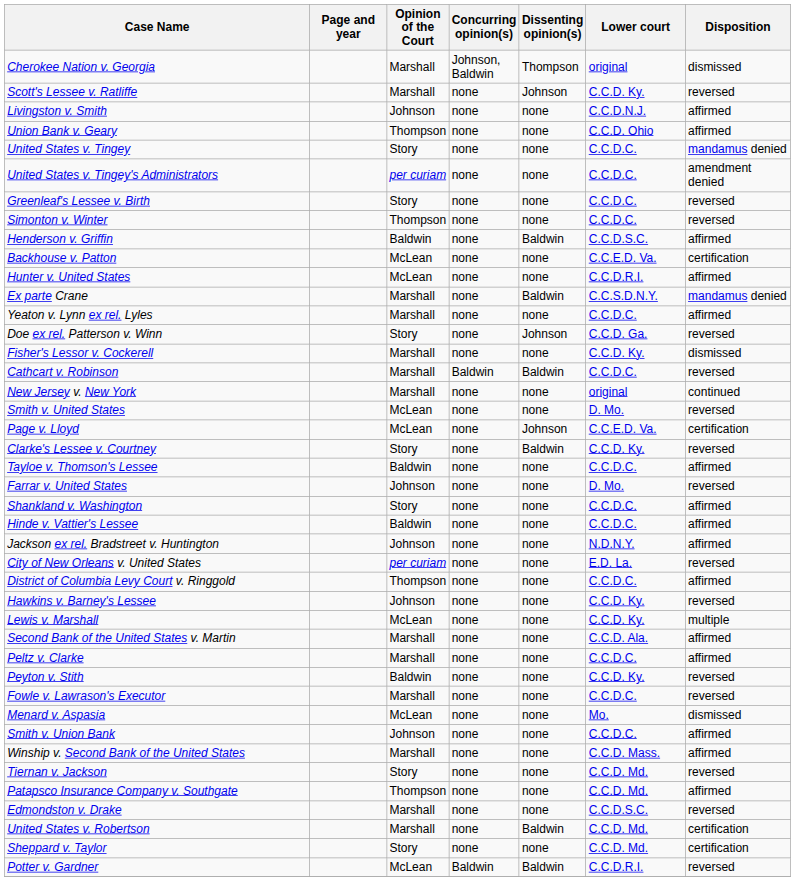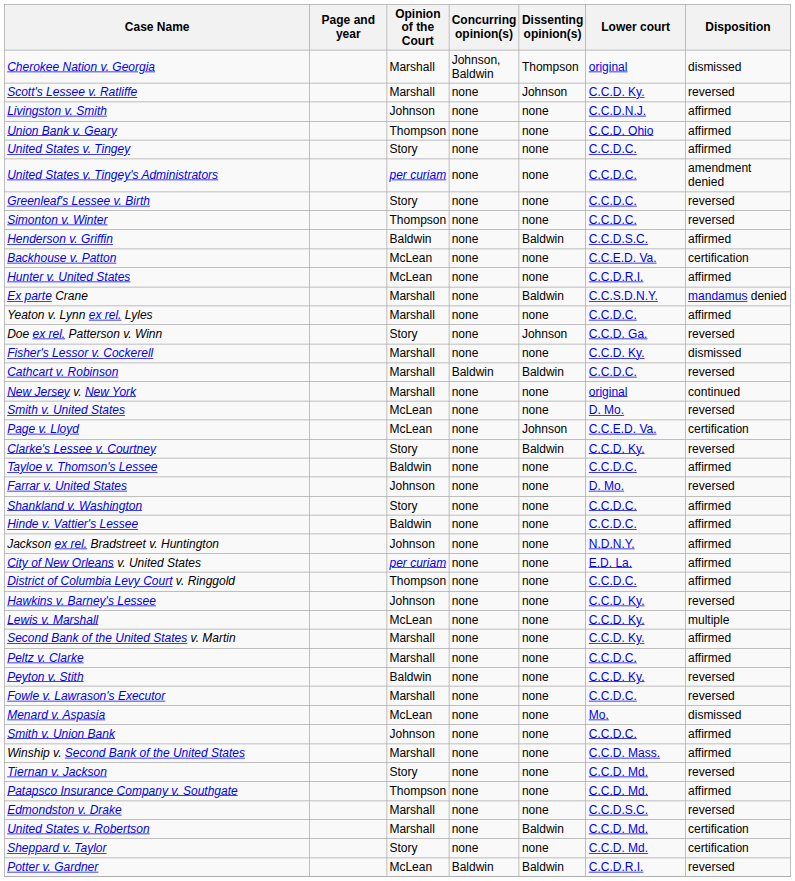(737, 149) mandamus denied -> (710, 149) affirmed
(711, 562) reversed -> (710, 562) affirmed
(618, 638) C.C.D. Ala. -> (617, 638) C.C.D. Ky.
